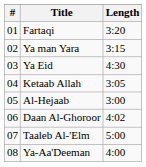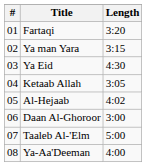(115, 100) 3:00 -> (115, 100) 4:02
(115, 118) 4:02 -> (115, 118) 3:00
